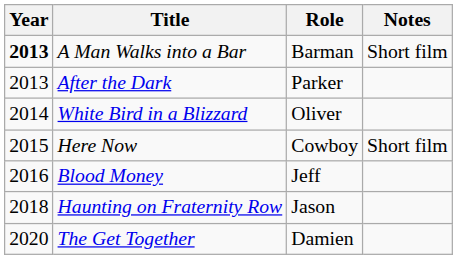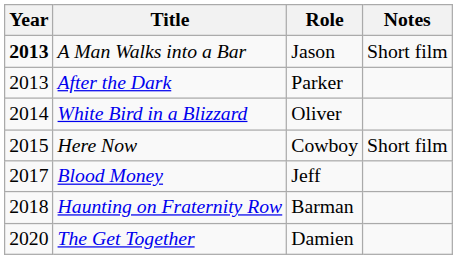(322, 51) Barman -> (313, 51) Jason
(29, 176) 2016 -> (29, 176) 2017
(313, 207) Jason -> (322, 207) Barman
